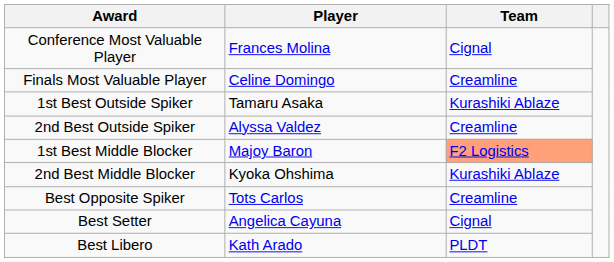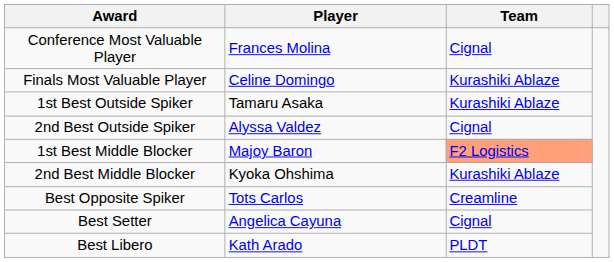(483, 80) Creamline -> (504, 80) Kurashiki Ablaze
(483, 127) Creamline -> (471, 127) Cignal
